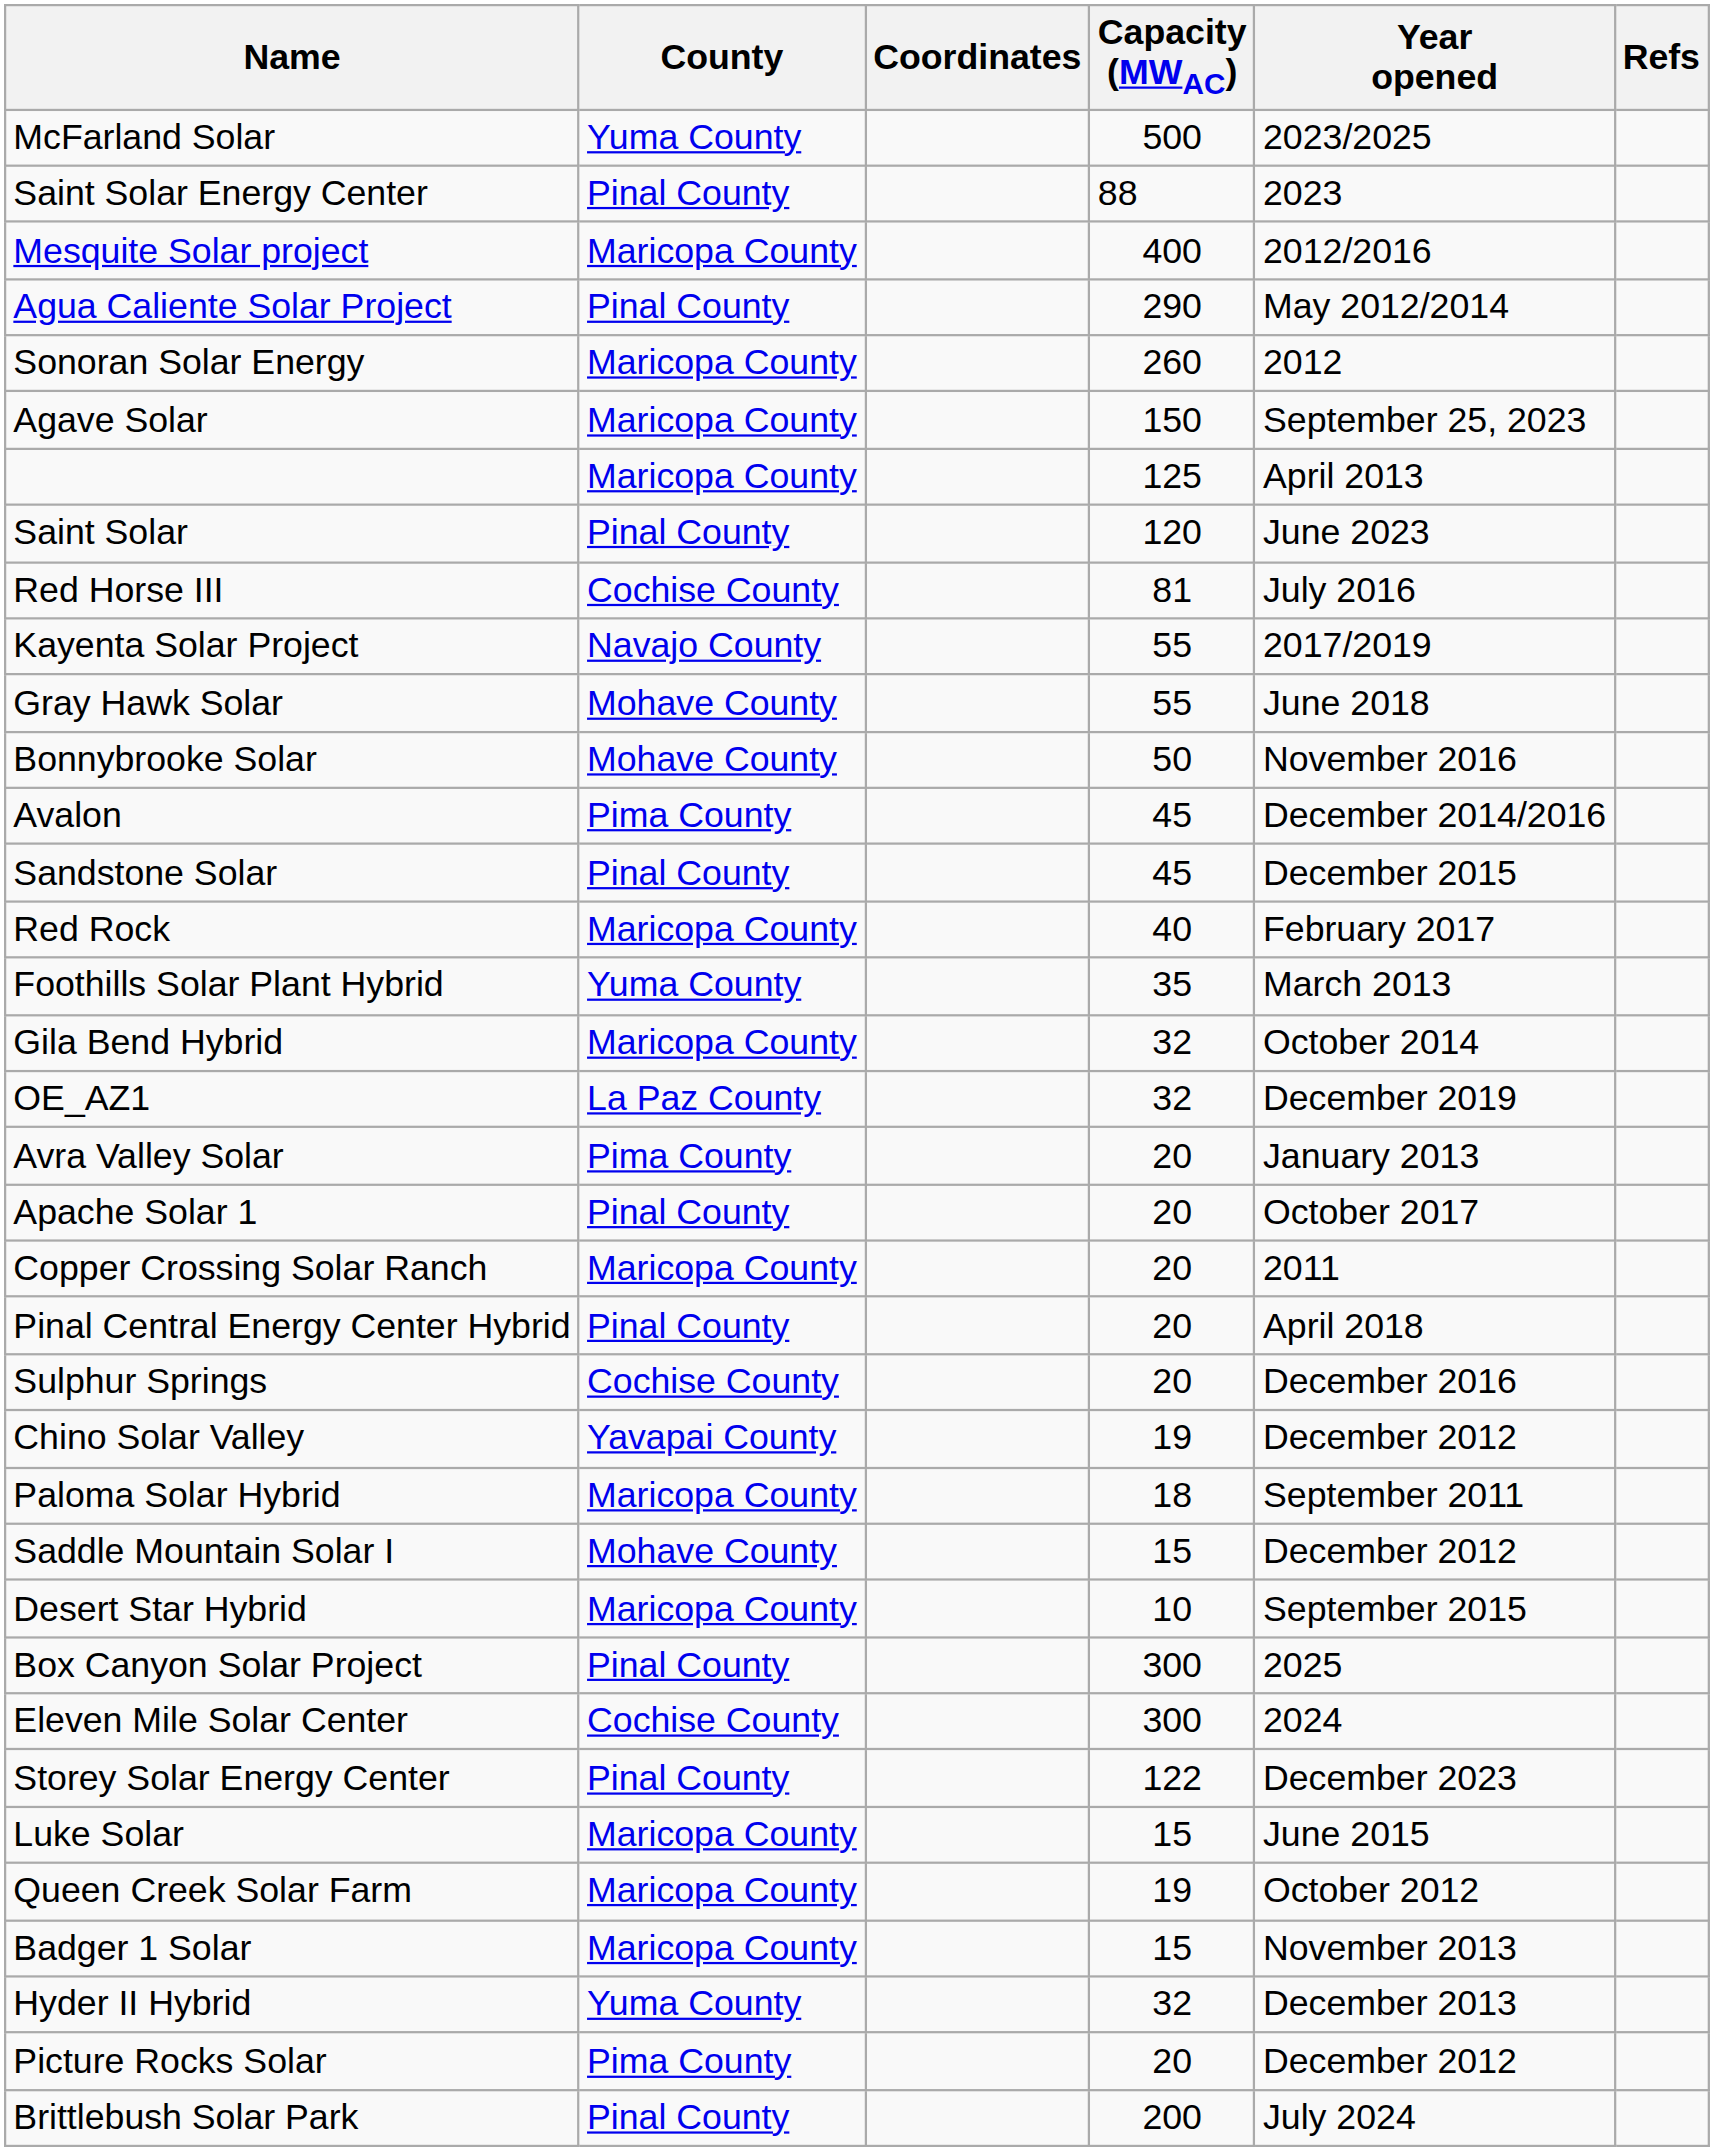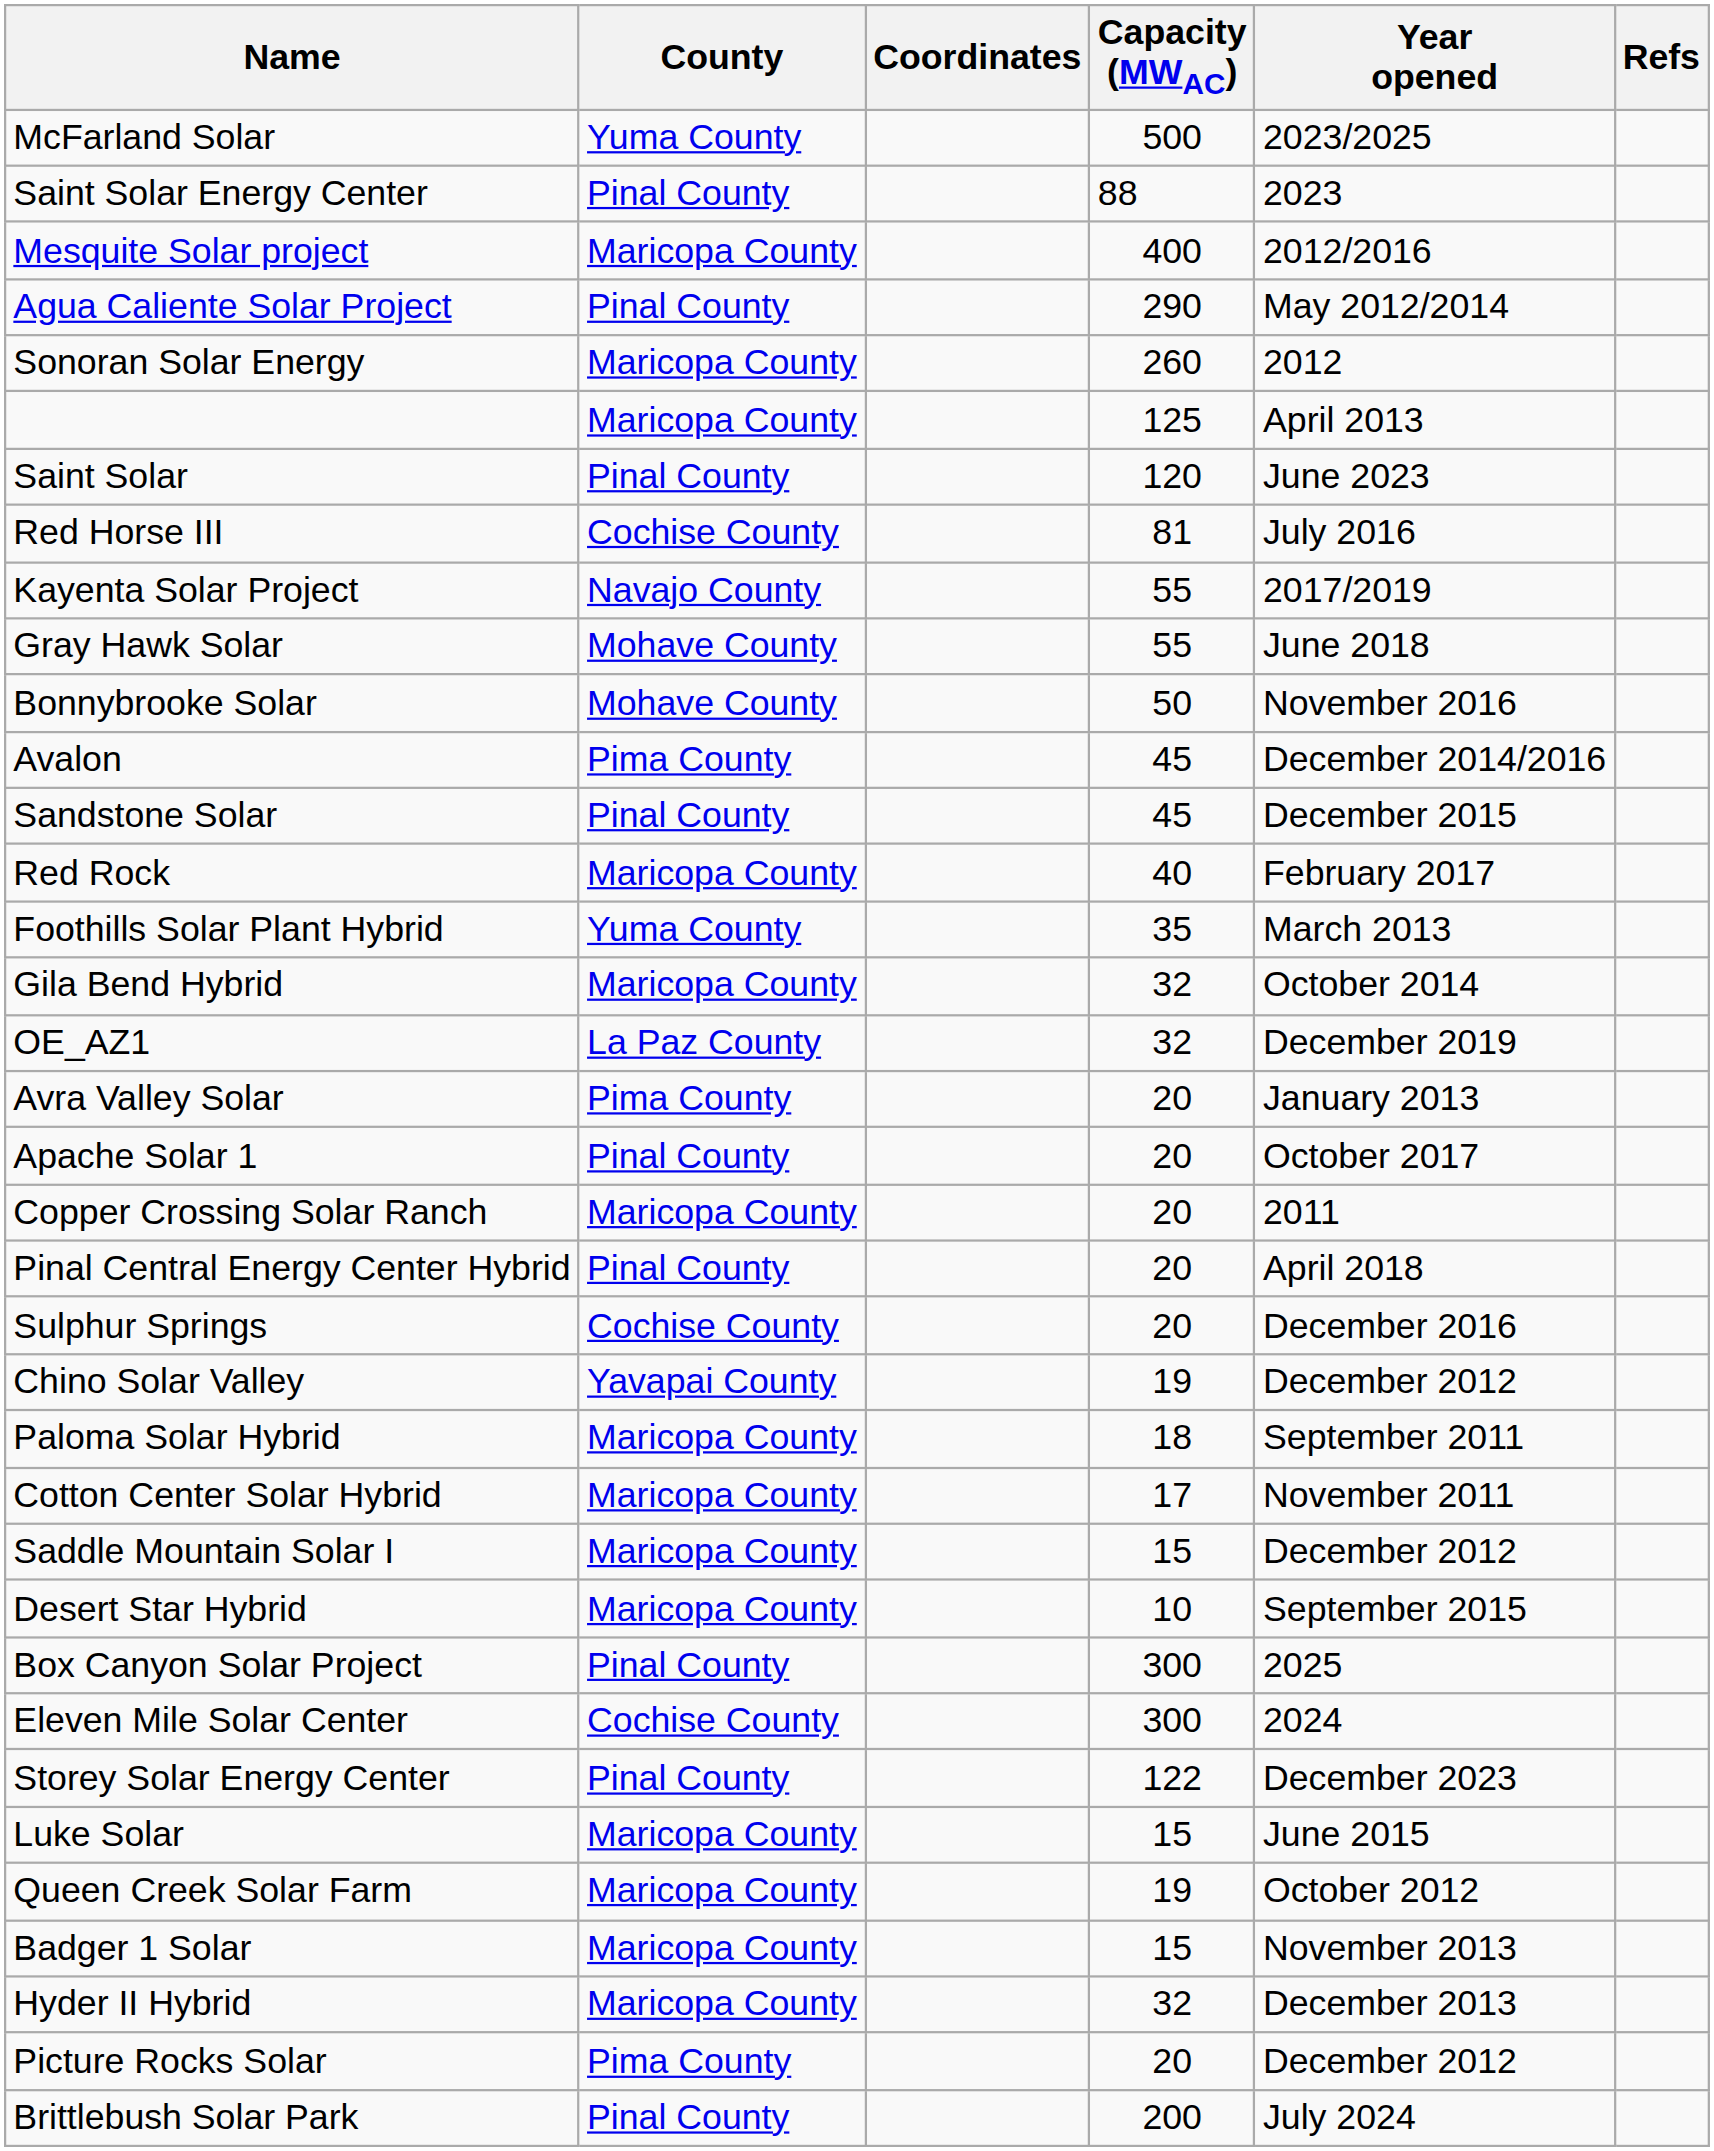- row: (111, 419)
+ row: (228, 1494)
(712, 1551) Mohave County -> (722, 1551) Maricopa County
(694, 2003) Yuma County -> (722, 2003) Maricopa County
